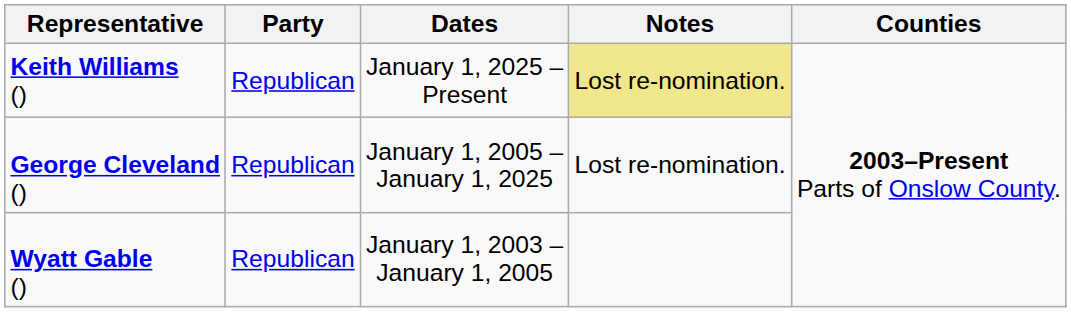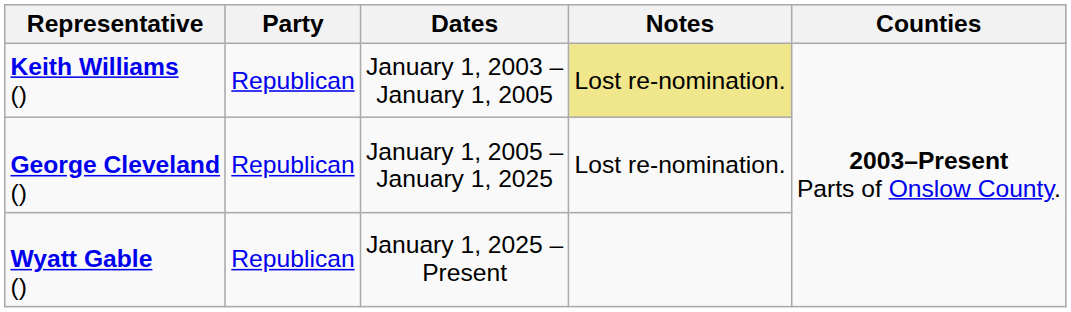(465, 80) January 1, 2025 – Present -> (465, 80) January 1, 2003 – January 1, 2005
(465, 259) January 1, 2003 – January 1, 2005 -> (465, 259) January 1, 2025 – Present
